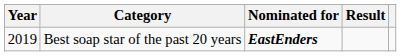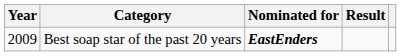(22, 39) 2019 -> (22, 39) 2009
